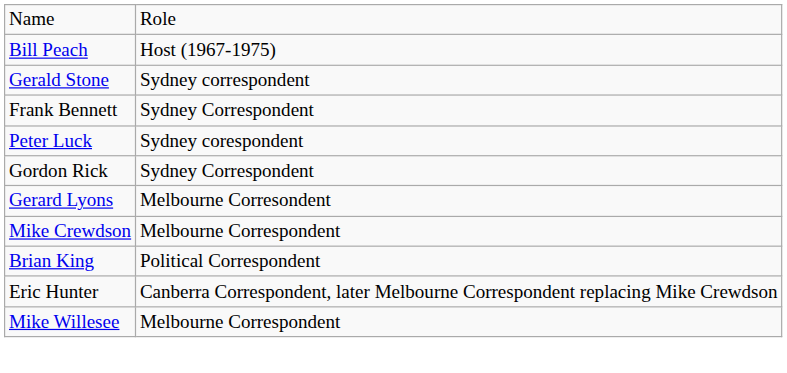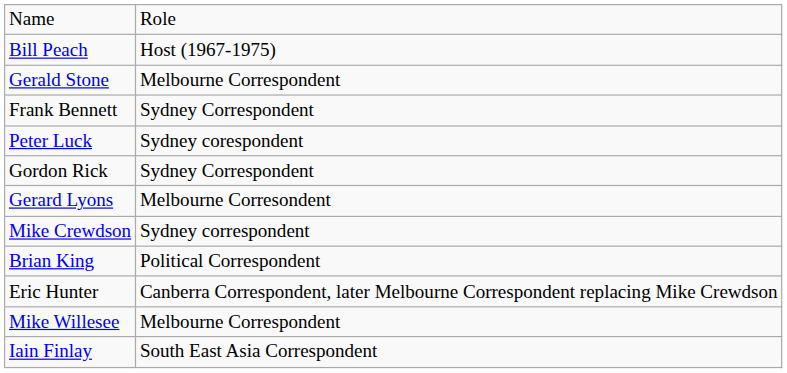(225, 79) Sydney correspondent -> (240, 79) Melbourne Correspondent
(240, 230) Melbourne Correspondent -> (225, 230) Sydney correspondent
+ row: (50, 351)
